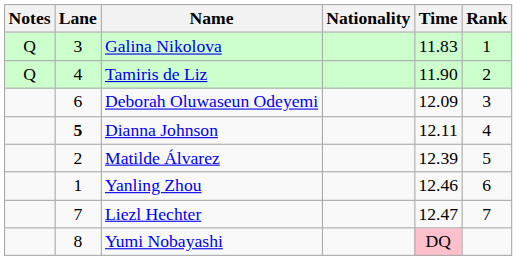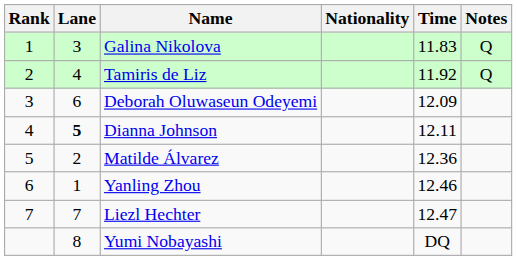columns swapped: (487, 18) <-> (30, 18)
(438, 74) 11.90 -> (437, 74) 11.92
(438, 158) 12.39 -> (437, 158) 12.36
(438, 241) pink background -> (437, 241) no background
